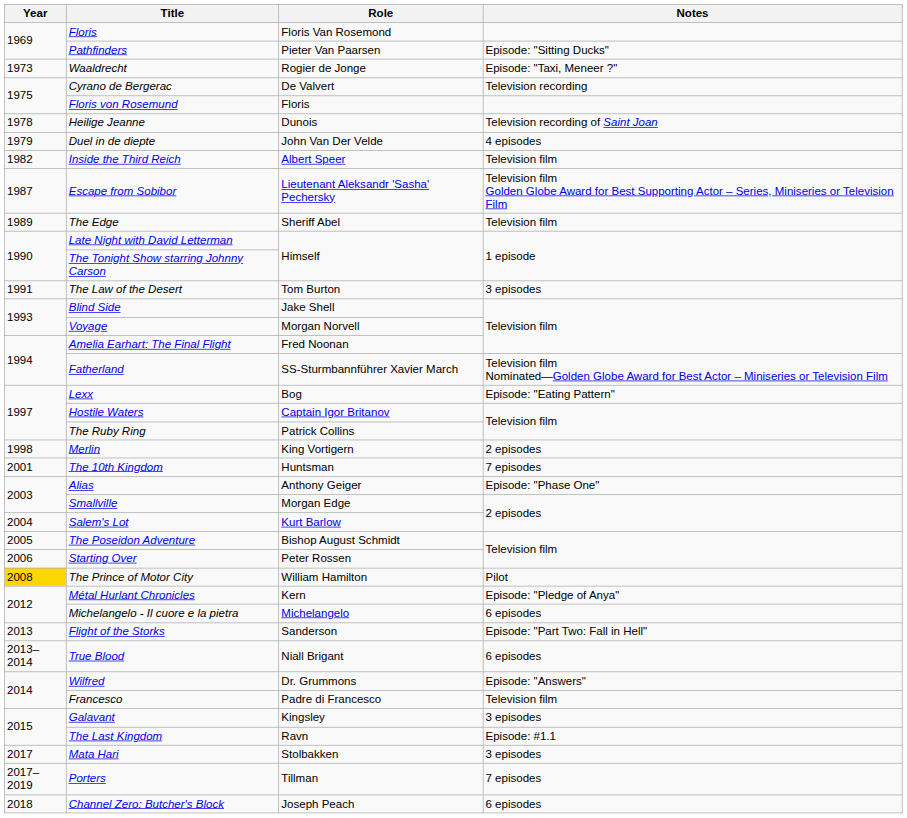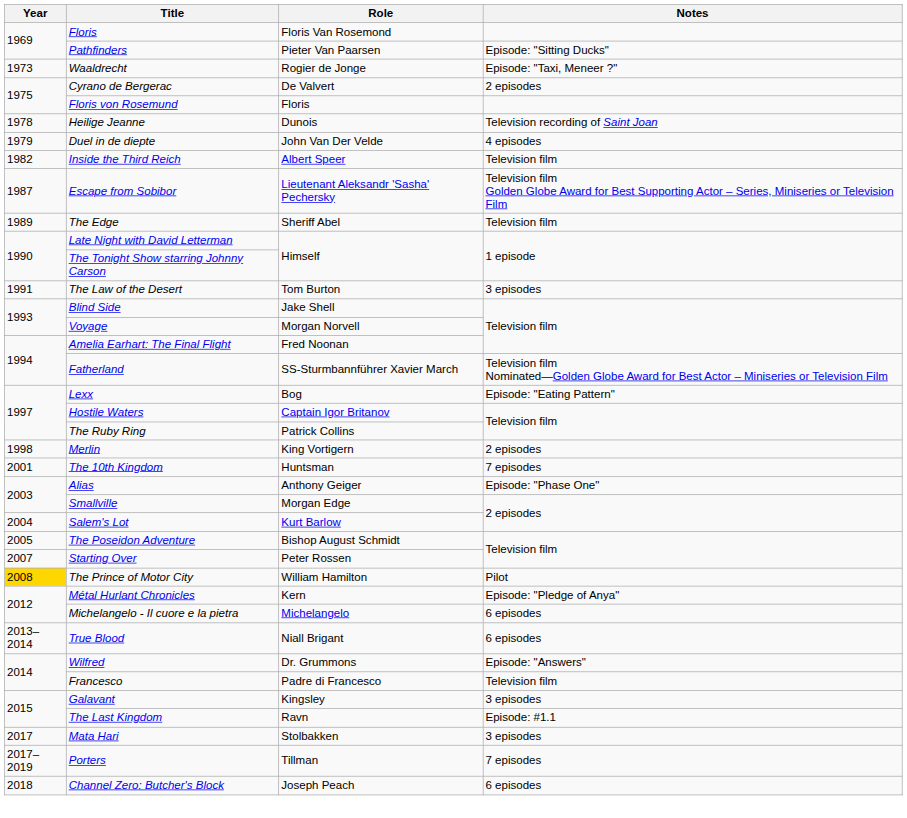(536, 86) Television recording -> (513, 86) 2 episodes
(20, 558) 2006 -> (20, 558) 2007
- row: (117, 631)
